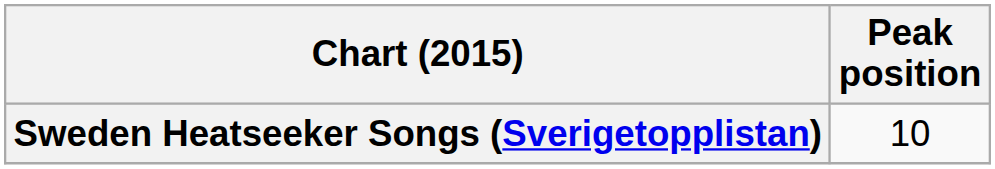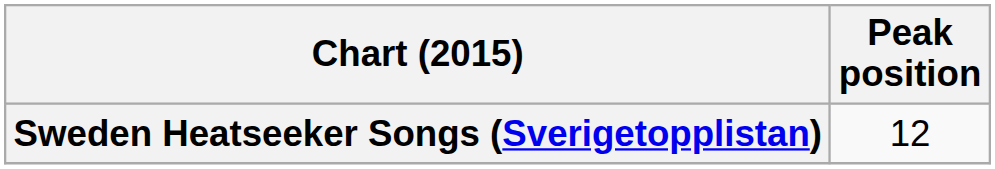(910, 132) 10 -> (910, 132) 12
